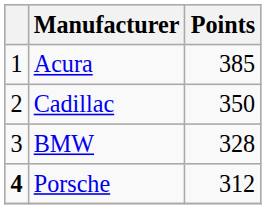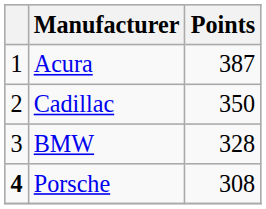(237, 64) 385 -> (237, 64) 387
(237, 184) 312 -> (237, 184) 308
